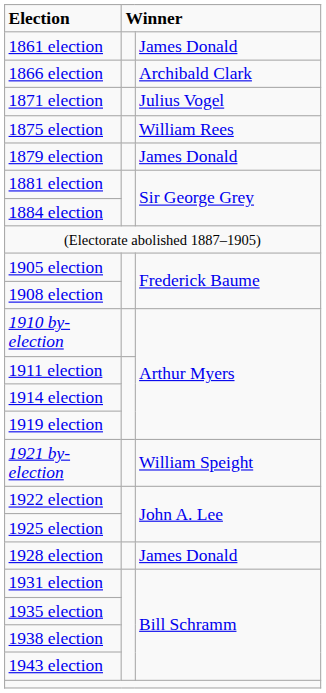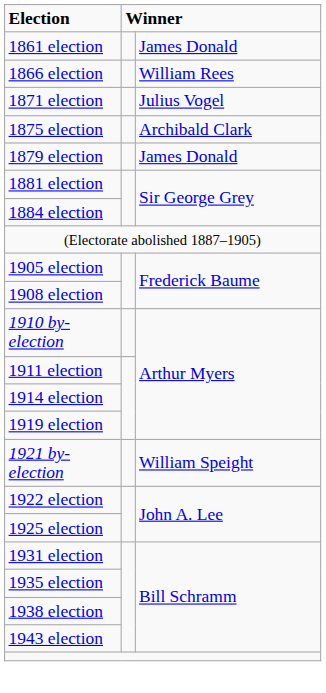(196, 73) Archibald Clark -> (186, 73) William Rees
(186, 128) William Rees -> (196, 128) Archibald Clark
- row: (56, 555)
